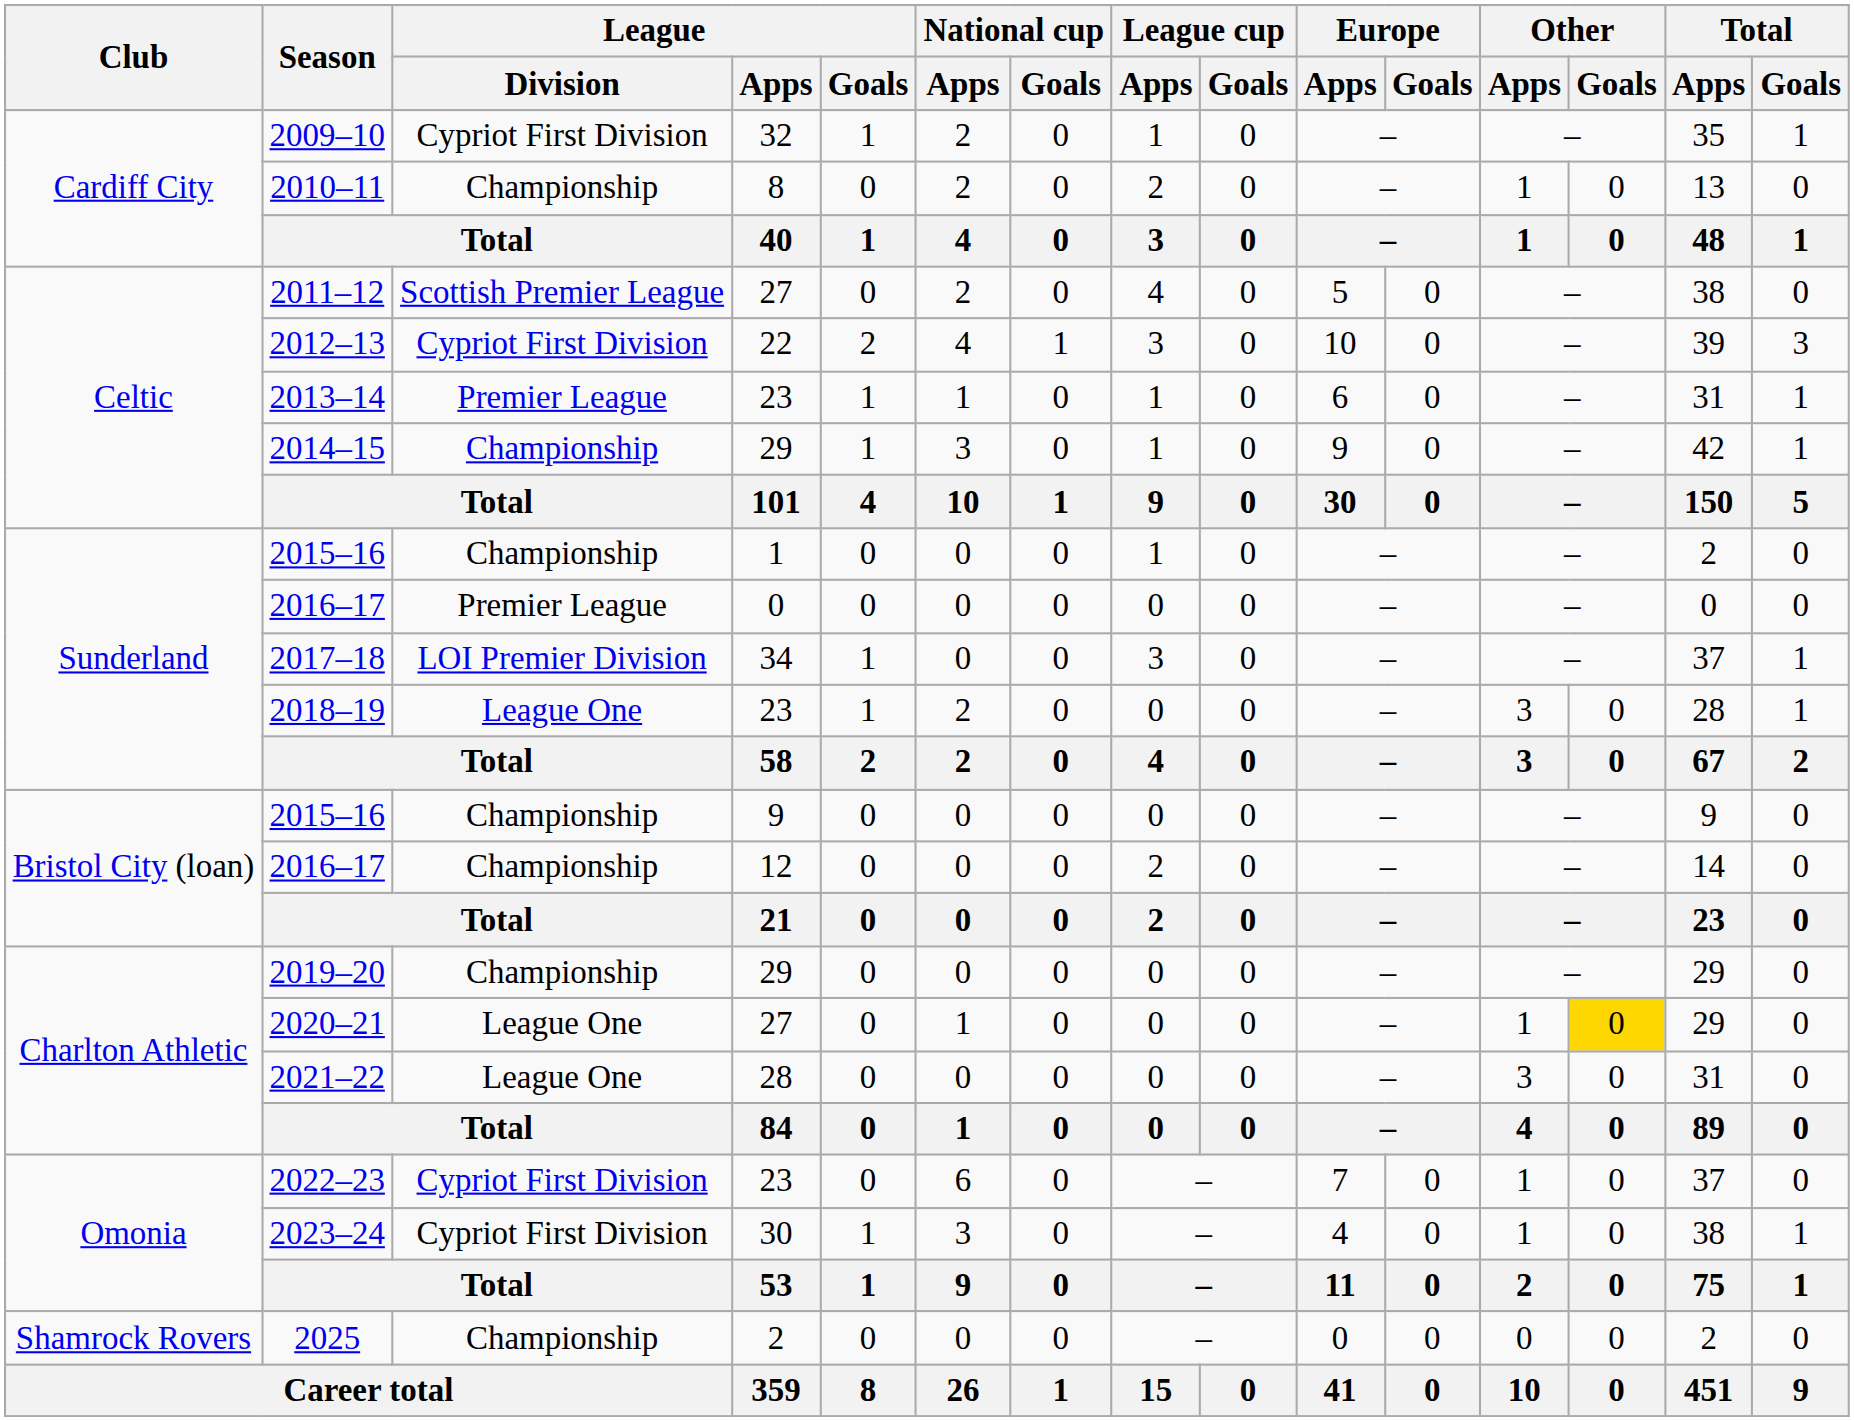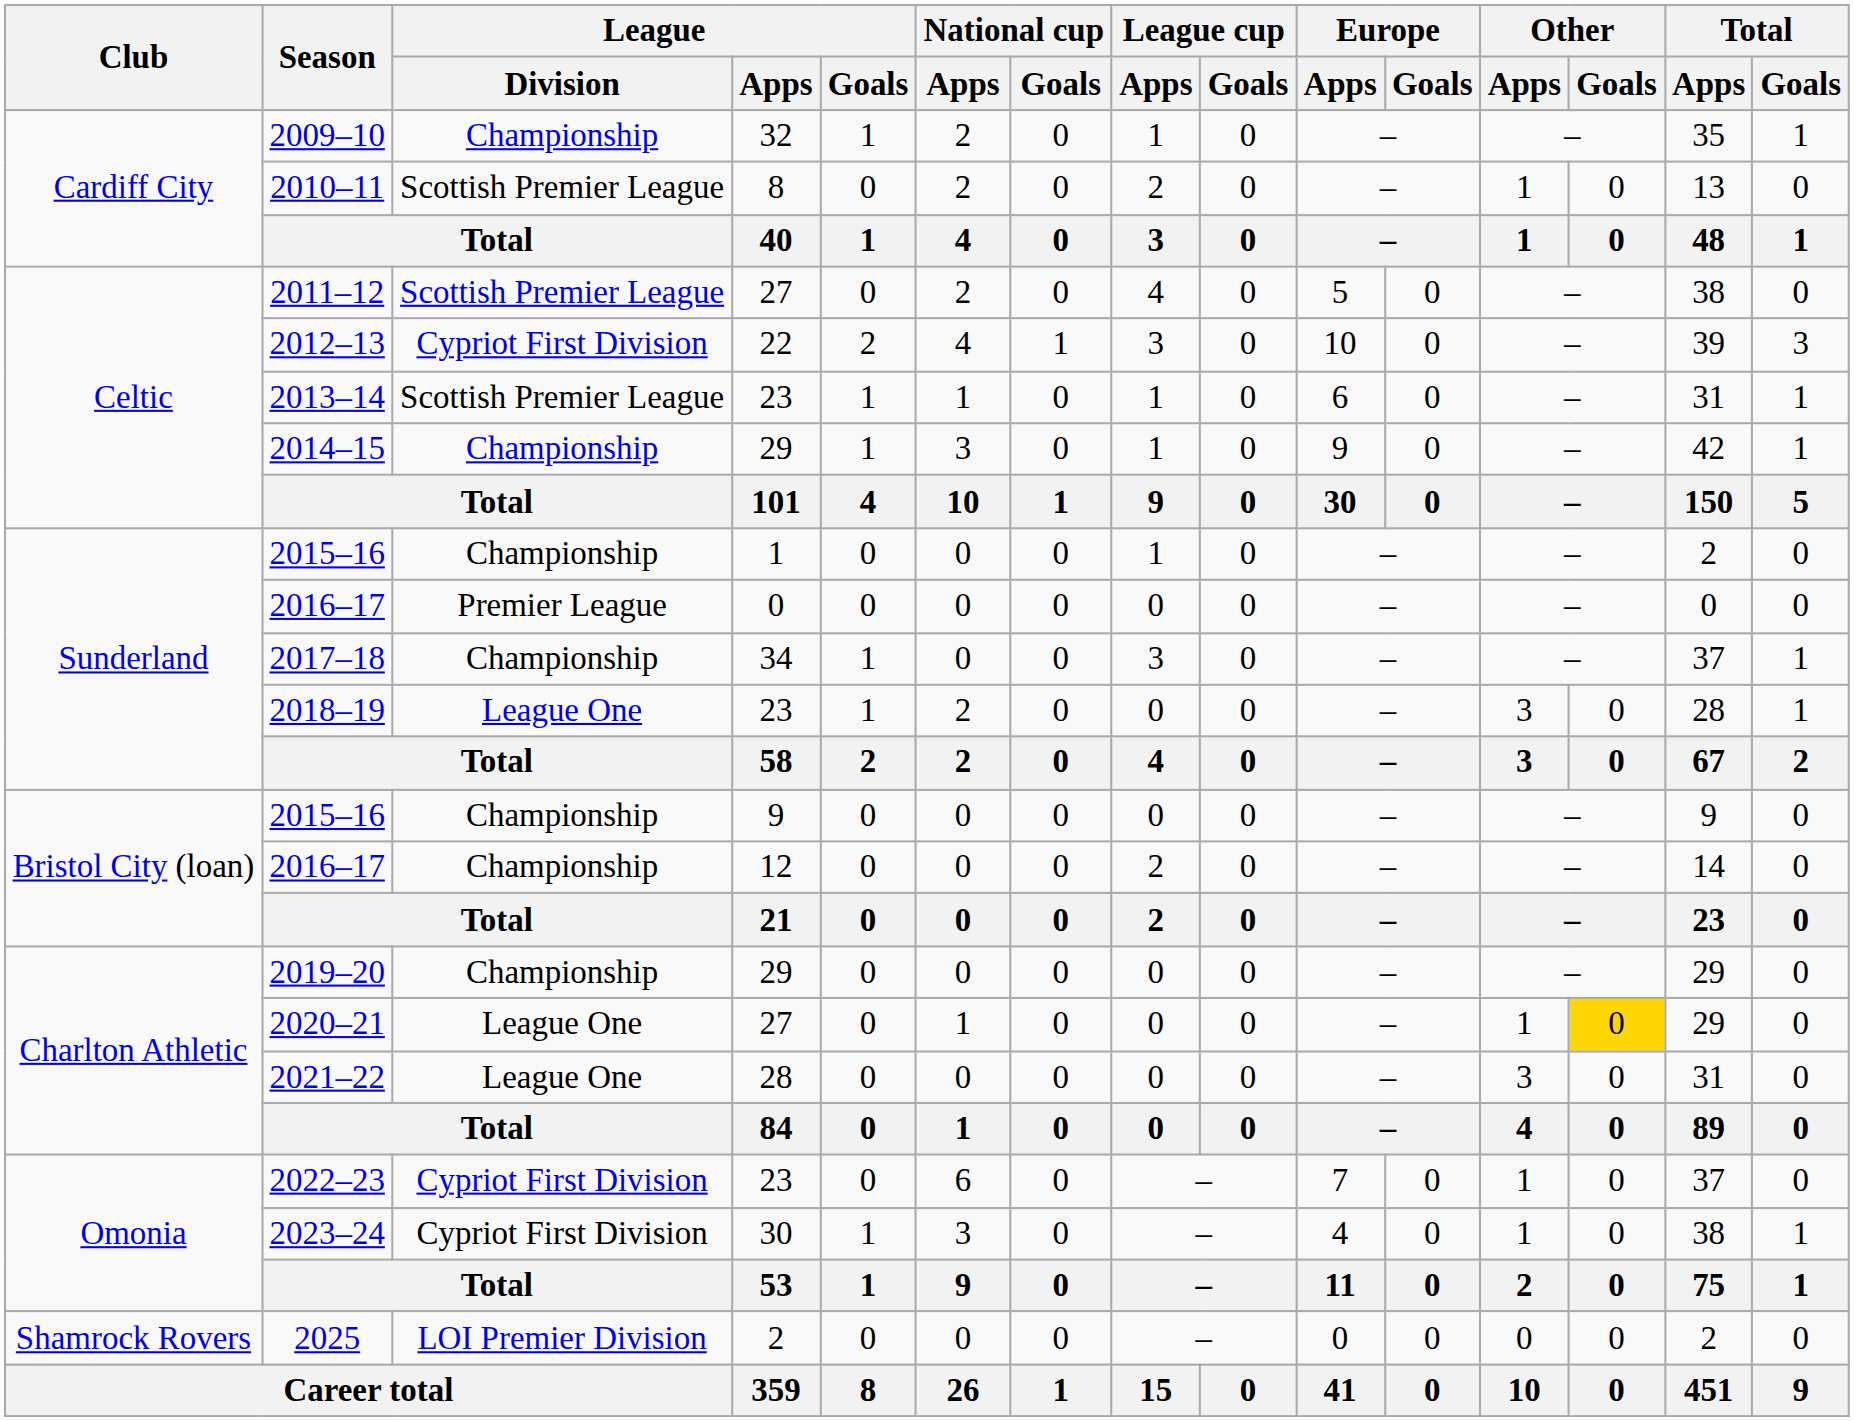(562, 135) Cypriot First Division -> (562, 135) Championship
(562, 187) Championship -> (562, 187) Scottish Premier League
(562, 396) Premier League -> (562, 396) Scottish Premier League
(562, 657) LOI Premier Division -> (562, 657) Championship
(562, 1337) Championship -> (562, 1337) LOI Premier Division
